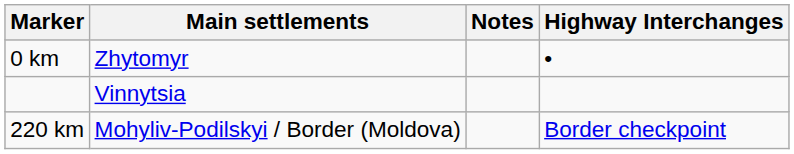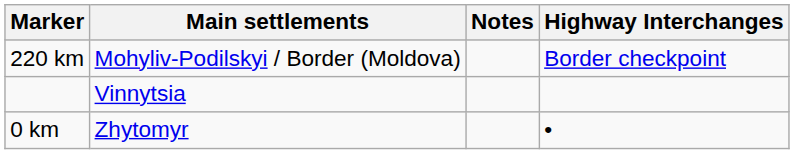rows swapped: (35, 58) <-> (47, 129)
